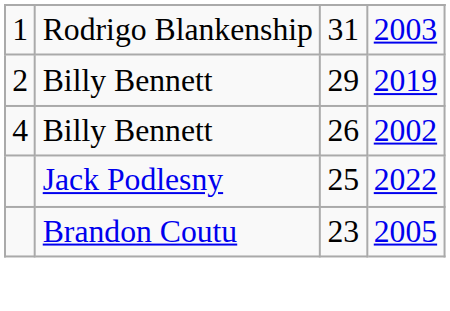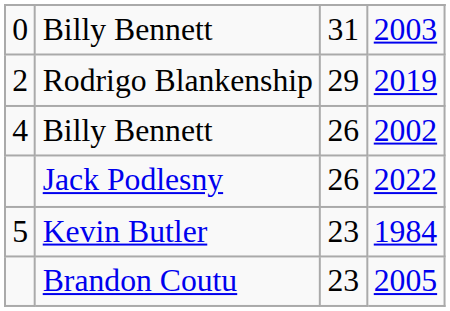(20, 29) 1 -> (20, 29) 0
(178, 29) Rodrigo Blankenship -> (128, 29) Billy Bennett
(128, 79) Billy Bennett -> (178, 79) Rodrigo Blankenship
(343, 180) 25 -> (343, 180) 26
+ row: (405, 230)
